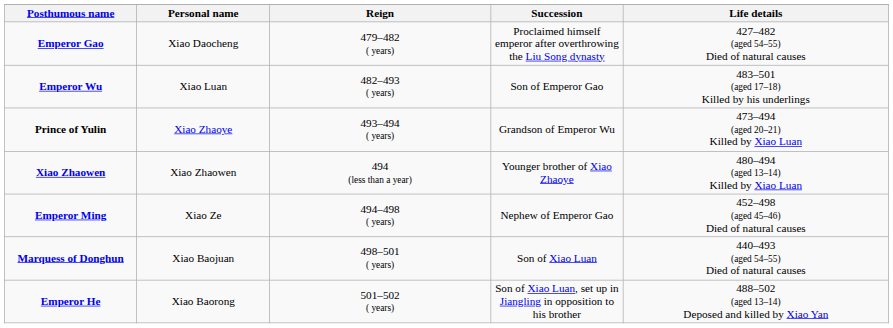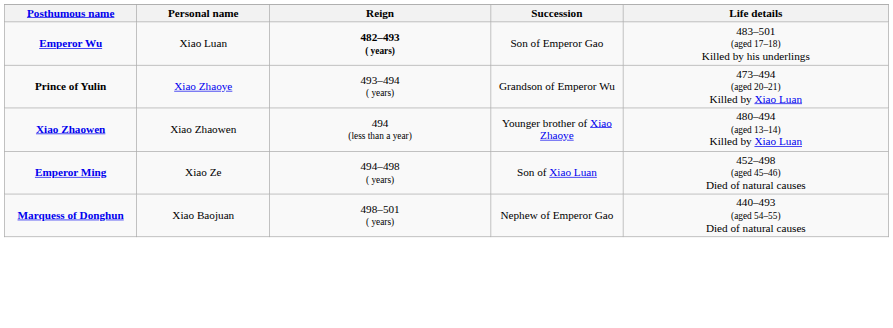- row: (71, 43)
(380, 86) normal -> (380, 43) bold
(557, 215) Nephew of Emperor Gao -> (557, 172) Son of Xiao Luan
(557, 258) Son of Xiao Luan -> (557, 215) Nephew of Emperor Gao
- row: (71, 301)
